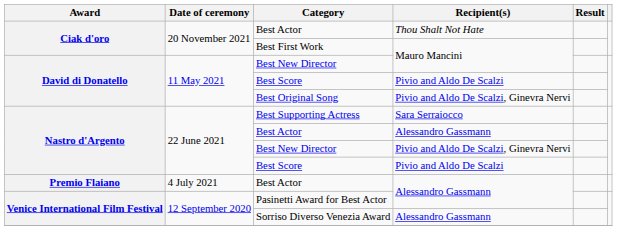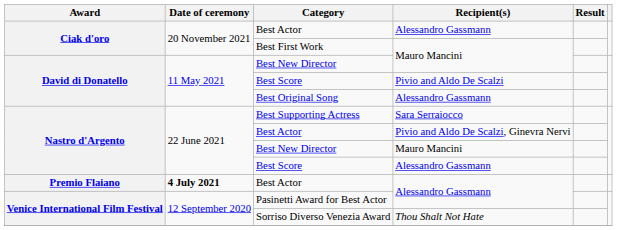(439, 30) Thou Shalt Not Hate -> (443, 30) Alessandro Gassmann
(483, 98) Pivio and Aldo De Scalzi, Ginevra Nervi -> (443, 98) Alessandro Gassmann
(443, 132) Alessandro Gassmann -> (483, 132) Pivio and Aldo De Scalzi, Ginevra Nervi
(483, 149) Pivio and Aldo De Scalzi, Ginevra Nervi -> (429, 149) Mauro Mancini
(449, 166) Pivio and Aldo De Scalzi -> (443, 166) Alessandro Gassmann
(193, 183) normal -> (194, 183) bold
(443, 217) Alessandro Gassmann -> (439, 217) Thou Shalt Not Hate
